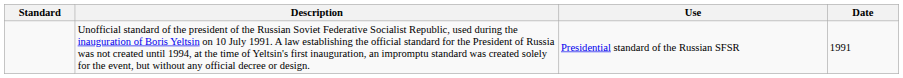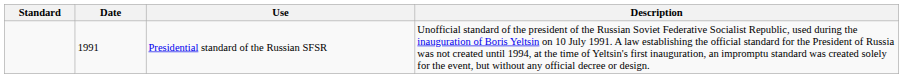columns swapped: (863, 12) <-> (317, 12)
